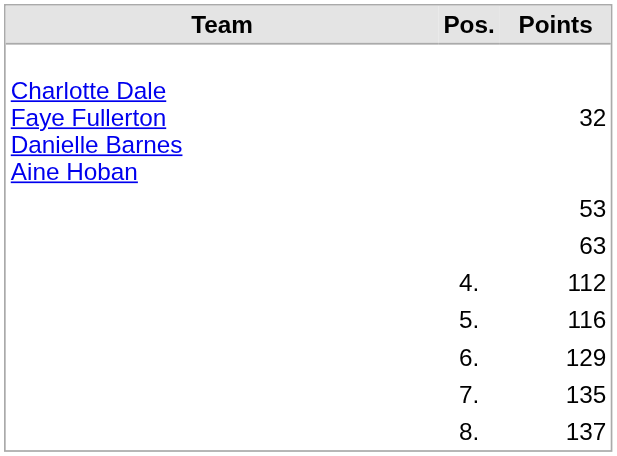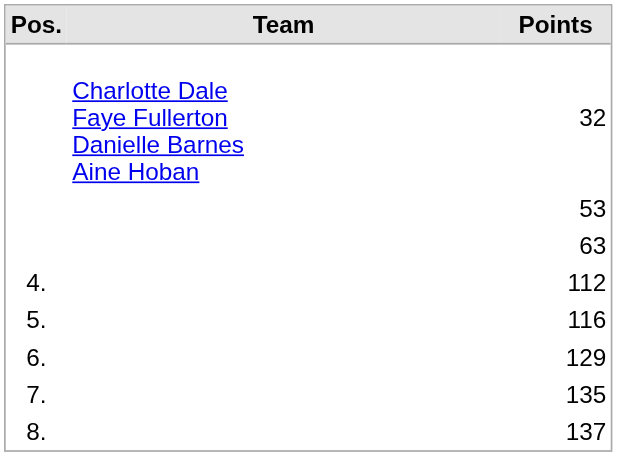columns swapped: (469, 24) <-> (222, 24)
